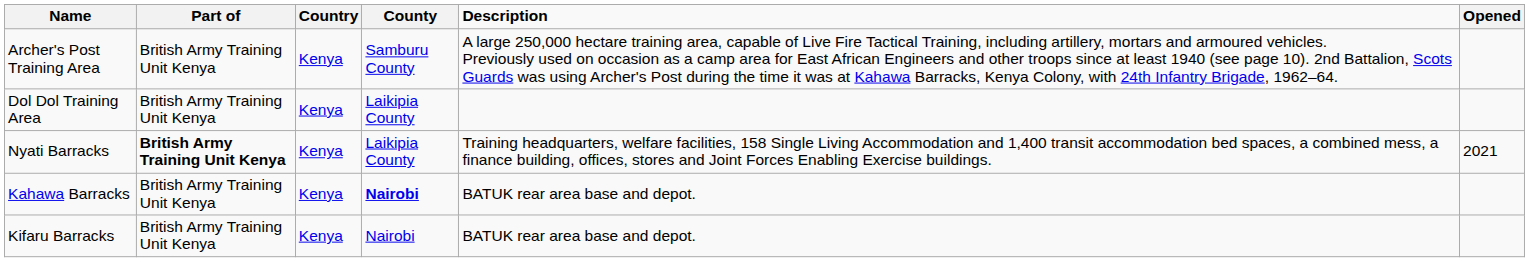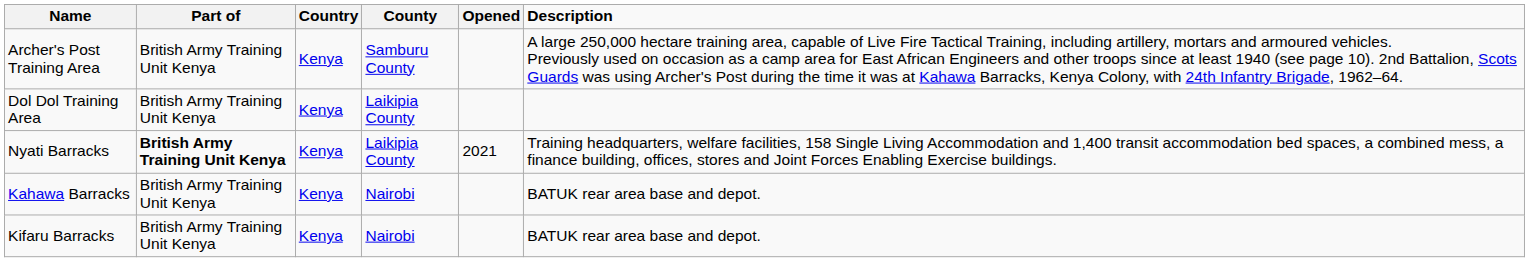columns swapped: (1492, 16) <-> (505, 16)
(392, 193) bold -> (390, 193) normal
